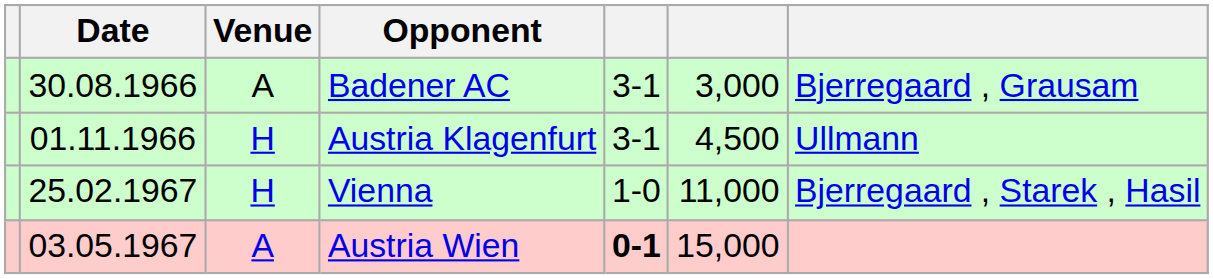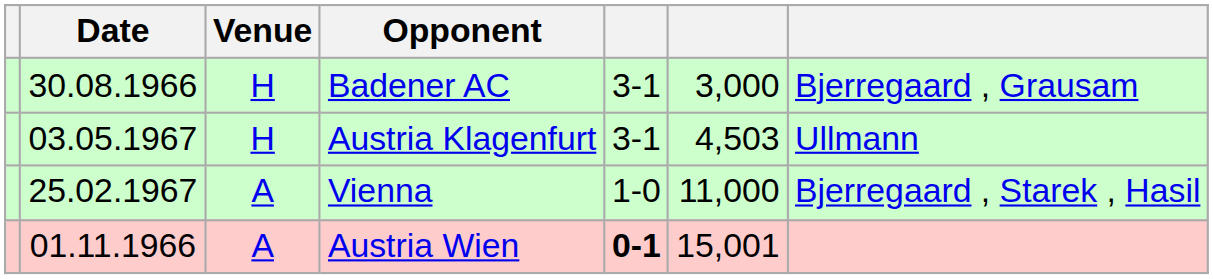(263, 84) A -> (263, 84) H
(113, 138) 01.11.1966 -> (113, 138) 03.05.1967
(737, 138) 4,500 -> (737, 138) 4,503
(263, 191) H -> (263, 191) A
(113, 245) 03.05.1967 -> (113, 245) 01.11.1966
(728, 245) 15,000 -> (728, 245) 15,001
